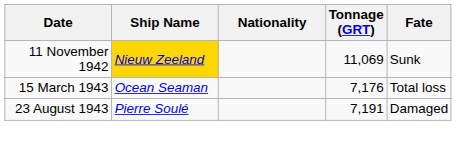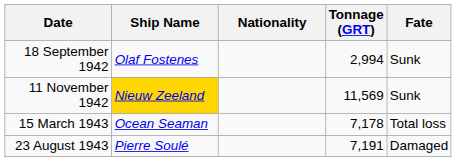+ row: (66, 59)
(364, 59) 11,069 -> (364, 95) 11,569
(367, 88) 7,176 -> (367, 124) 7,178
